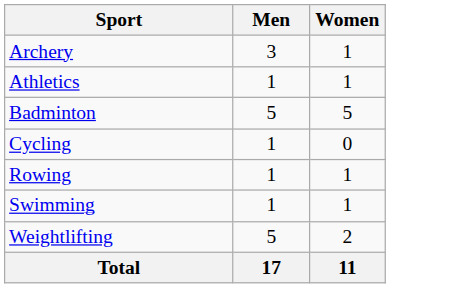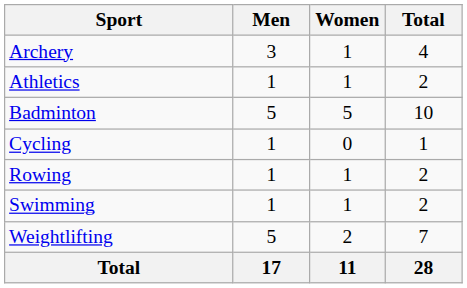+ column: (423, 19)
